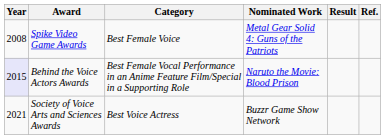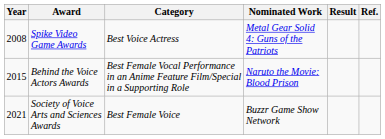(143, 39) Best Female Voice -> (143, 39) Best Voice Actress
(17, 77) lavender background -> (17, 77) no background
(143, 115) Best Voice Actress -> (143, 115) Best Female Voice
